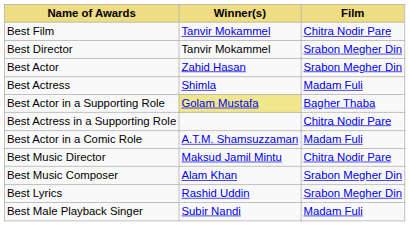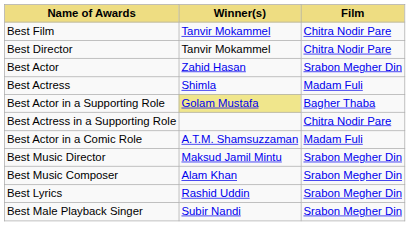(353, 49) Srabon Megher Din -> (347, 49) Chitra Nodir Pare
(347, 157) Chitra Nodir Pare -> (353, 157) Srabon Megher Din
(333, 211) Madam Fuli -> (353, 211) Srabon Megher Din
